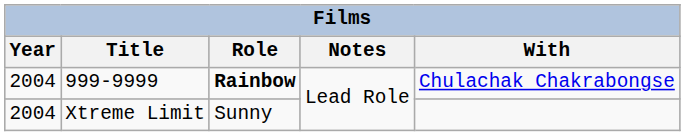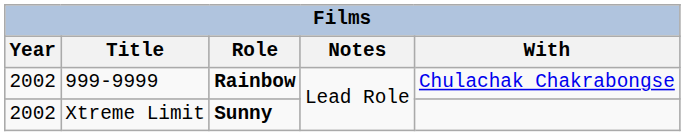(33, 83) 2004 -> (33, 83) 2002
(33, 115) 2004 -> (33, 115) 2002
(243, 115) normal -> (243, 115) bold
